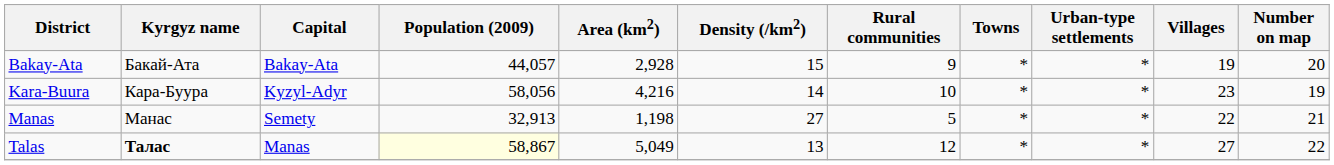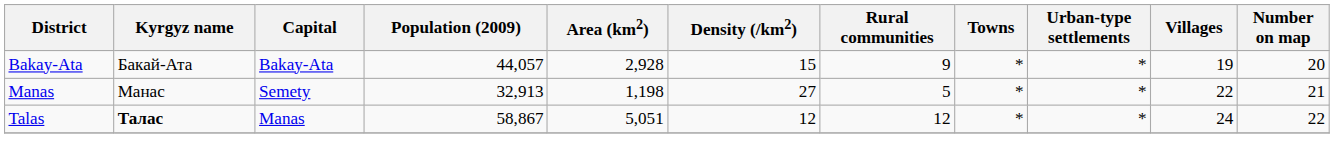- row: (49, 91)
(532, 145) lightyellow background -> (520, 118) no background
(654, 145) 5,049 -> (644, 118) 5,051
(815, 145) 13 -> (807, 118) 12
(1226, 145) 27 -> (1225, 118) 24
